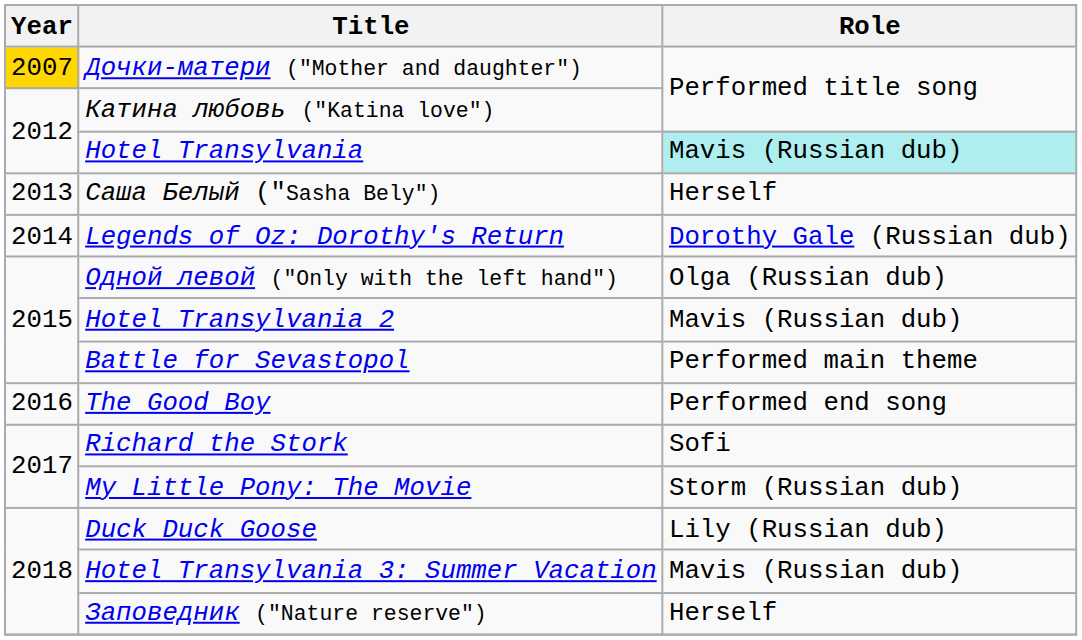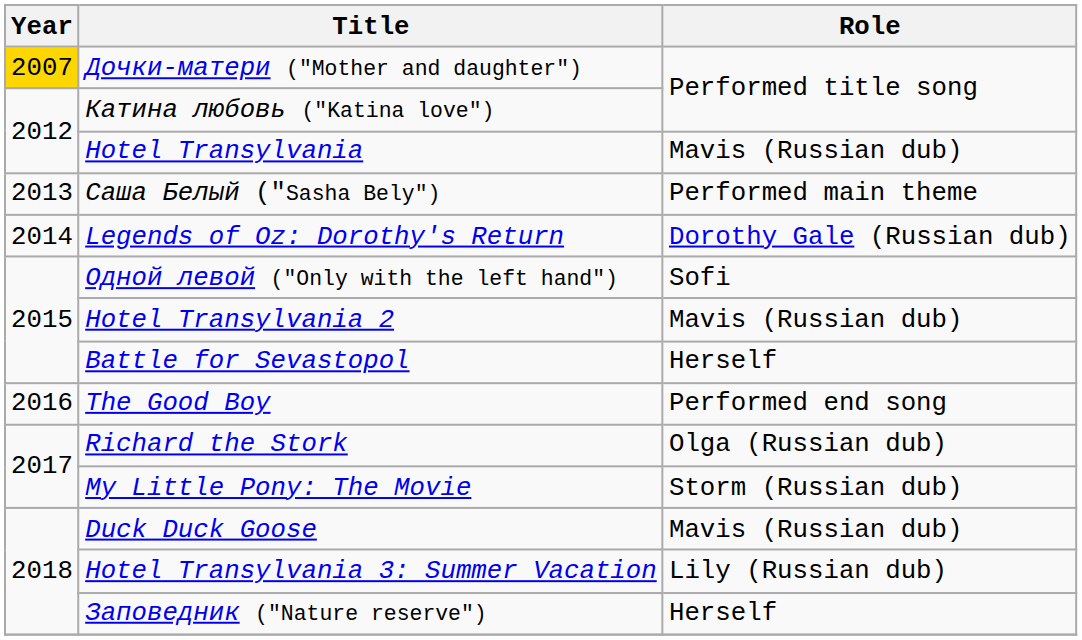(816, 152) paleturquoise background -> (816, 152) no background
(723, 194) Herself -> (823, 194) Performed main theme
(808, 278) Olga (Russian dub) -> (700, 278) Sofi
(823, 362) Performed main theme -> (723, 362) Herself
(700, 445) Sofi -> (808, 445) Olga (Russian dub)
(808, 529) Lily (Russian dub) -> (816, 529) Mavis (Russian dub)
(816, 571) Mavis (Russian dub) -> (808, 571) Lily (Russian dub)
